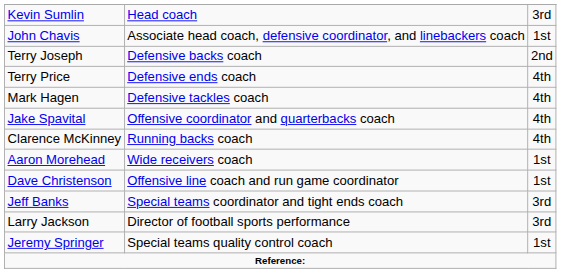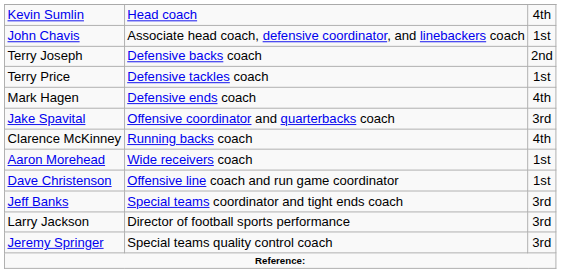(542, 15) 3rd -> (542, 15) 4th
(192, 77) Defensive ends coach -> (198, 77) Defensive tackles coach
(542, 77) 4th -> (542, 77) 1st
(198, 98) Defensive tackles coach -> (192, 98) Defensive ends coach
(542, 119) 4th -> (542, 119) 3rd
(542, 243) 1st -> (542, 243) 3rd
